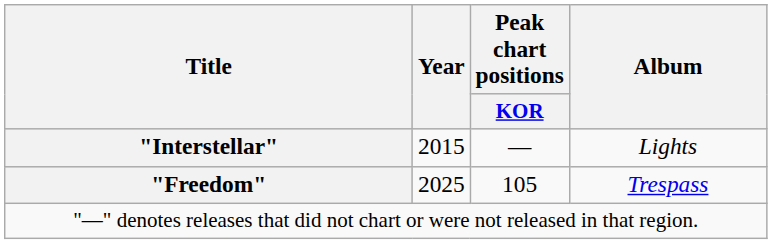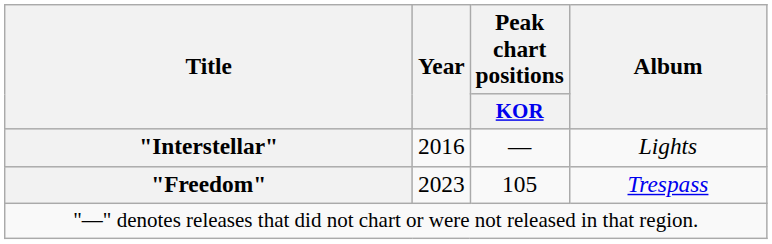(441, 147) 2015 -> (441, 147) 2016
(441, 184) 2025 -> (441, 184) 2023
